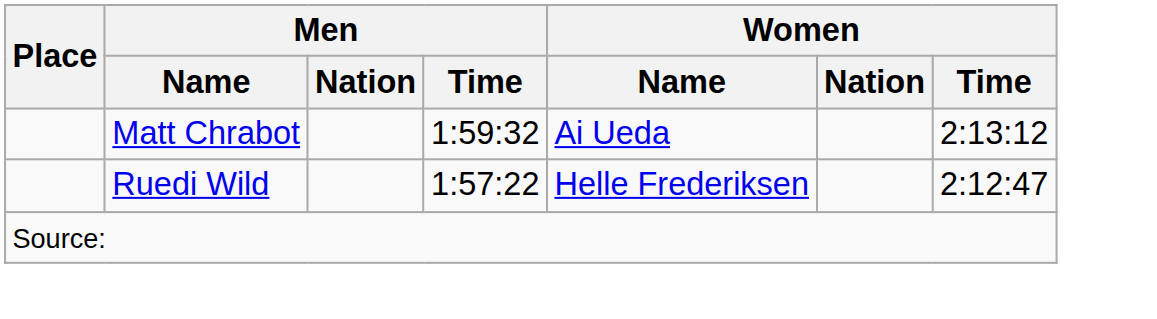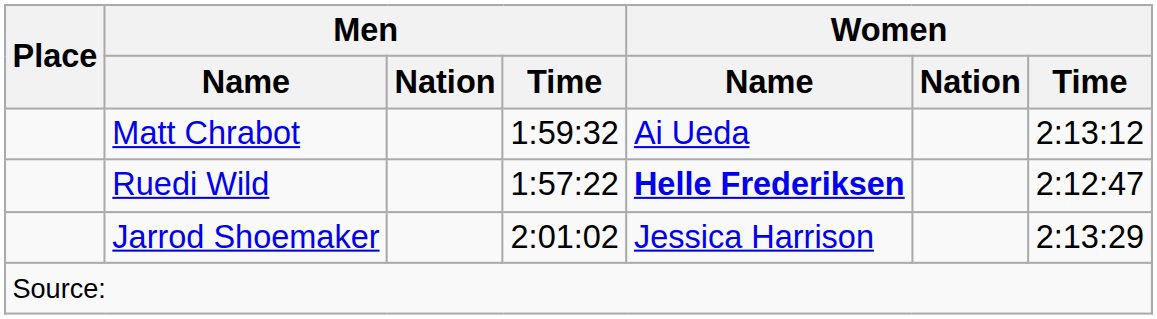(682, 184) normal -> (769, 184) bold
+ row: (246, 236)
